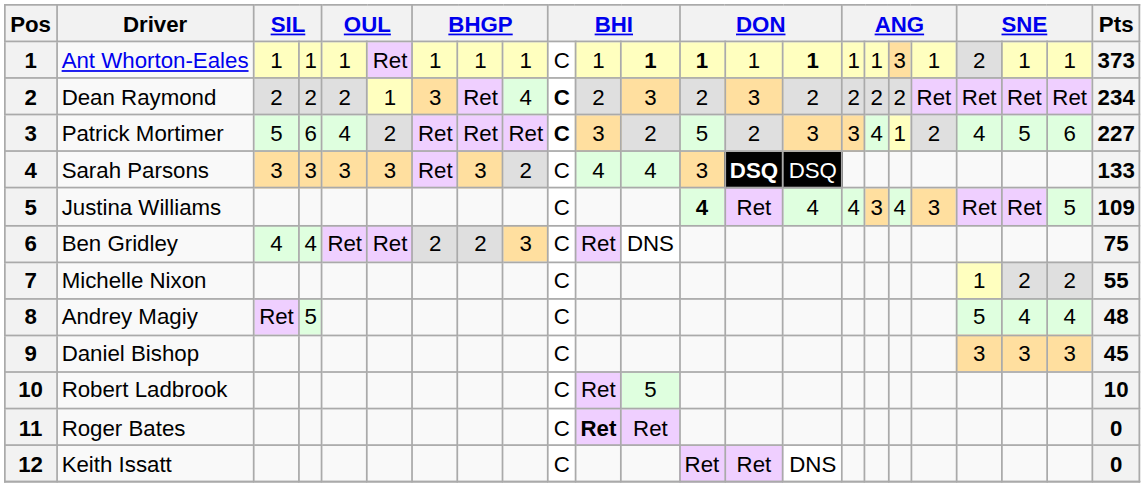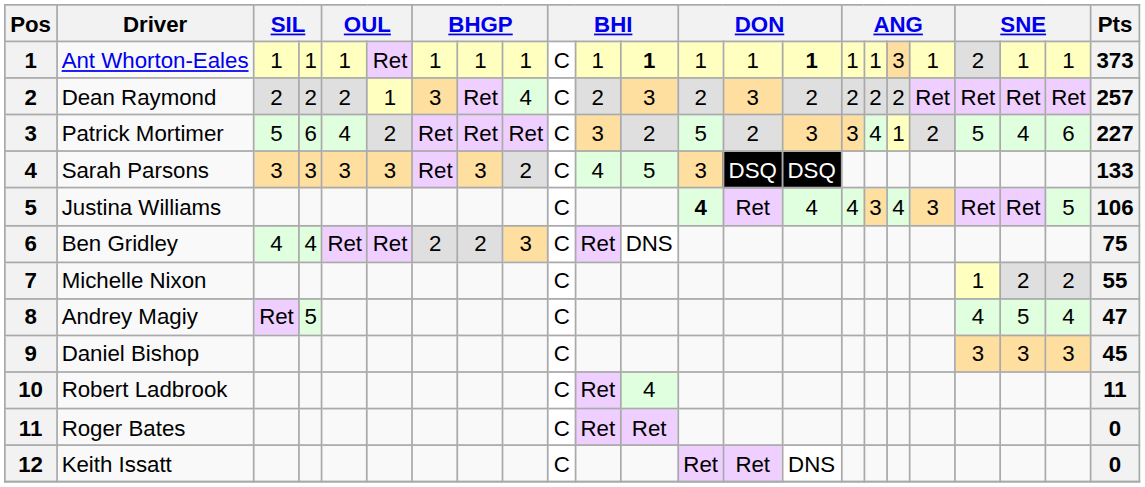(702, 60) bold -> (701, 60) normal
(562, 96) bold -> (562, 96) normal
(1116, 96) 234 -> (1115, 96) 257
(562, 133) bold -> (562, 133) normal
(979, 133) 4 -> (978, 133) 5
(1024, 133) 5 -> (1023, 133) 4
(650, 170) 4 -> (649, 170) 5
(754, 170) bold -> (753, 170) normal
(1116, 207) 109 -> (1115, 207) 106
(979, 317) 5 -> (978, 317) 4
(1024, 317) 4 -> (1023, 317) 5
(1116, 317) 48 -> (1115, 317) 47
(650, 390) 5 -> (649, 390) 4
(1116, 390) 10 -> (1115, 390) 11
(598, 427) bold -> (598, 427) normal
